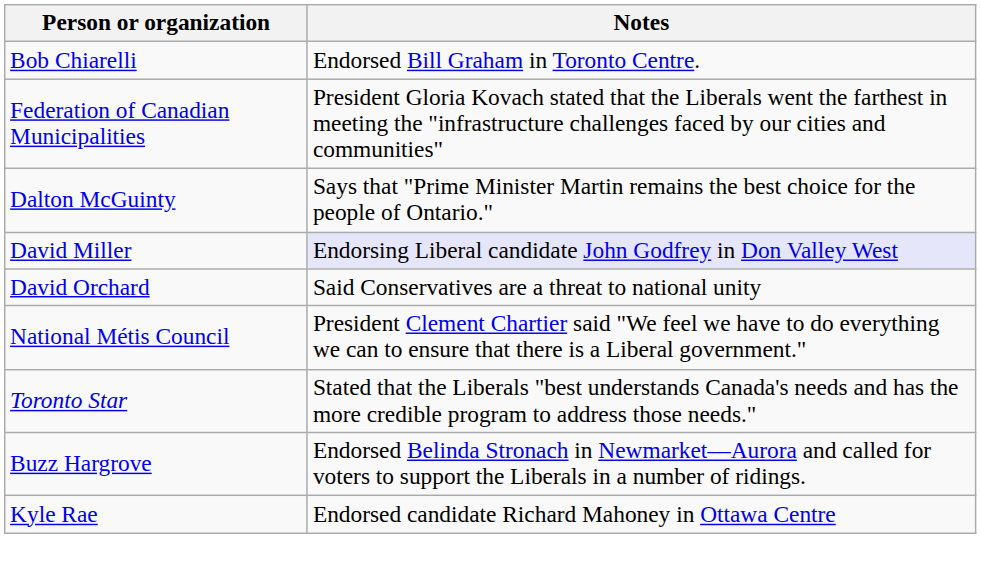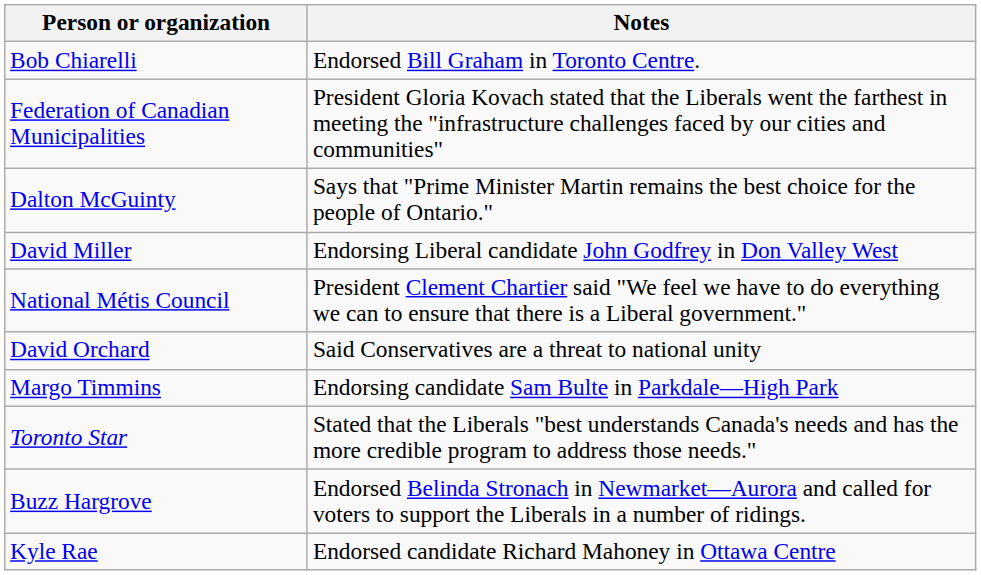(605, 250) lavender background -> (605, 250) no background
rows swapped: (120, 337) <-> (80, 287)
+ row: (86, 387)
